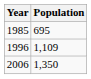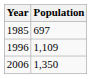(42, 30) 695 -> (42, 30) 697
